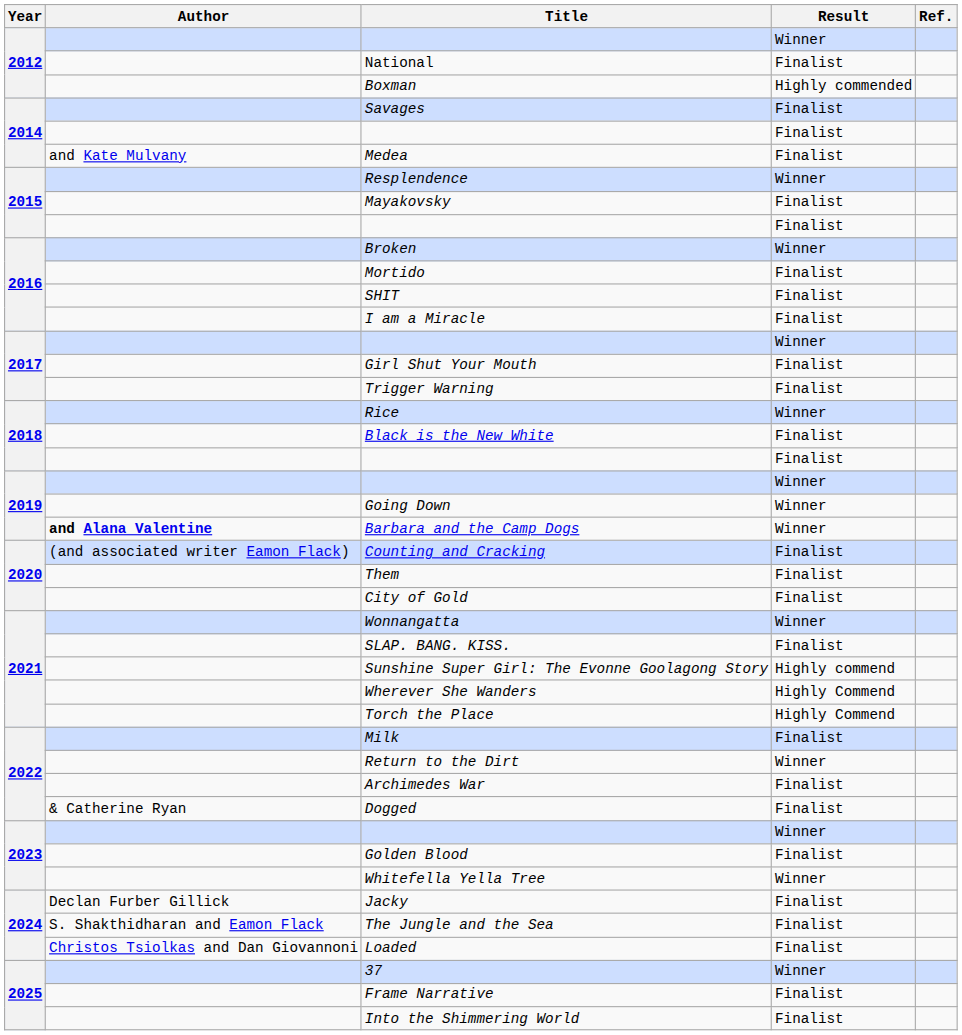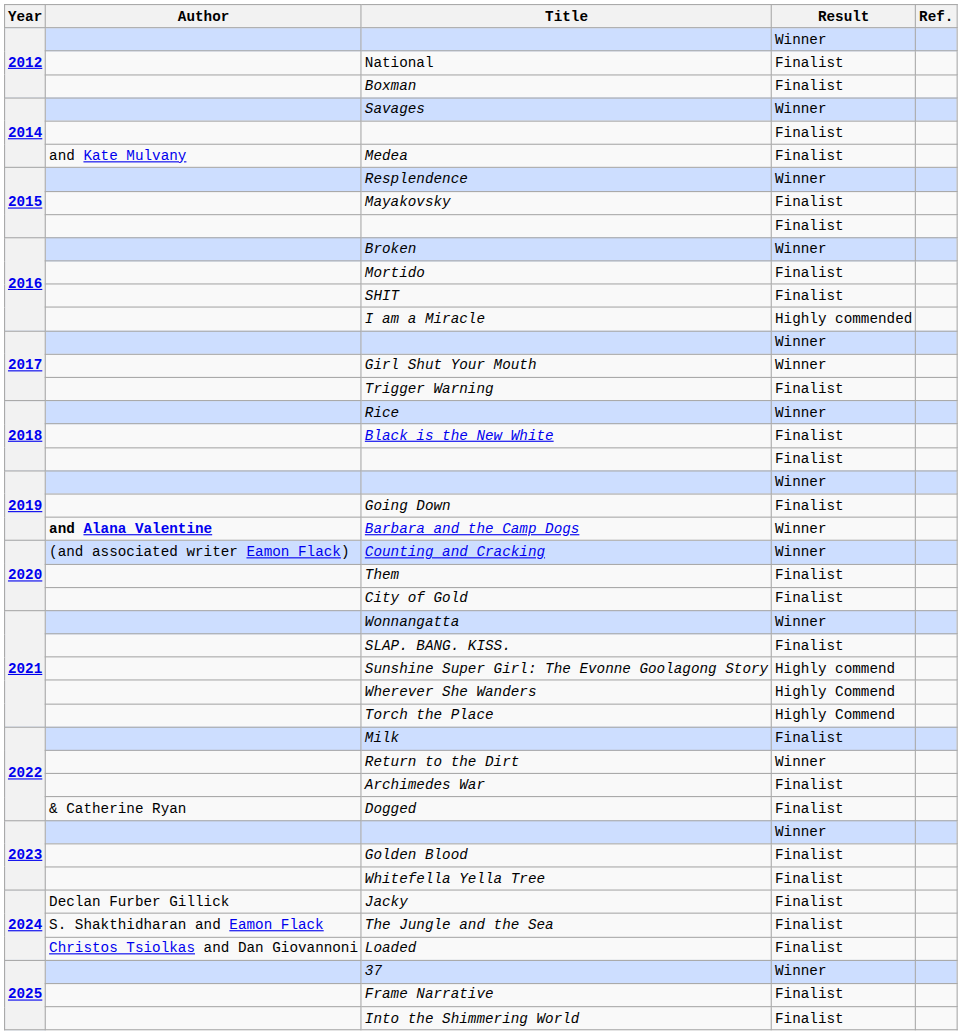(844, 86) Highly commended -> (809, 86) Finalist
(809, 109) Finalist -> (801, 109) Winner
(809, 319) Finalist -> (844, 319) Highly commended
(809, 366) Finalist -> (801, 366) Winner
(801, 506) Winner -> (809, 506) Finalist
(809, 552) Finalist -> (801, 552) Winner
(801, 879) Winner -> (809, 879) Finalist
